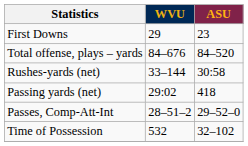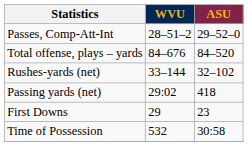rows swapped: (38, 33) <-> (60, 111)
(211, 72) 30:58 -> (216, 72) 32–102
(216, 131) 32–102 -> (211, 131) 30:58
